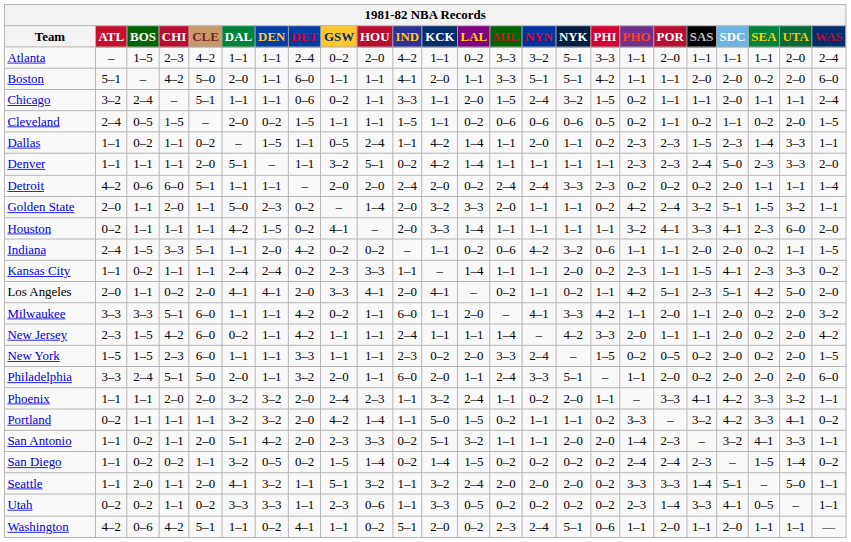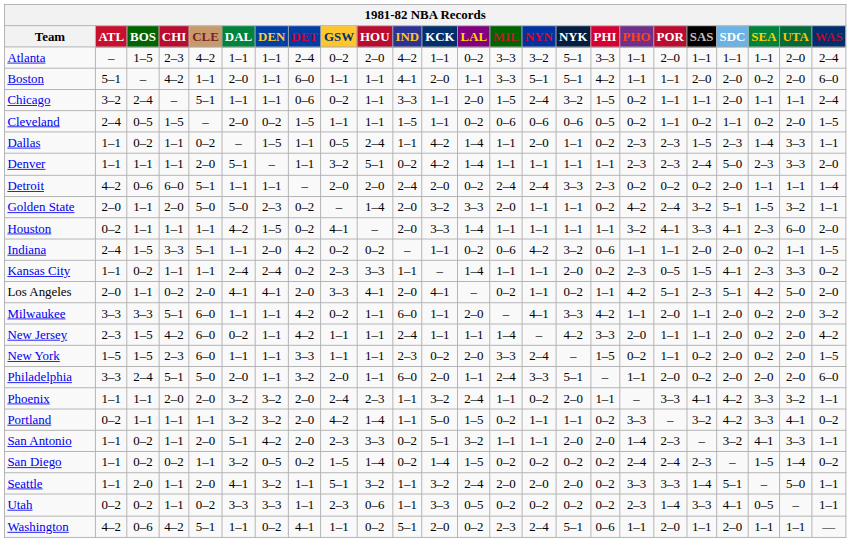(206, 79) 5–0 -> (206, 79) 1–1
(206, 207) 1–1 -> (206, 207) 5–0
(670, 270) 1–1 -> (670, 270) 0–5
(670, 356) 0–5 -> (670, 356) 1–1
